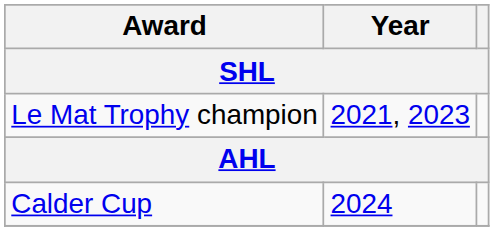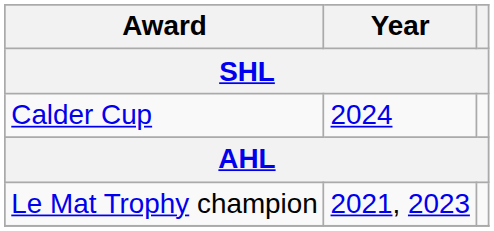rows swapped: (165, 114) <-> (82, 203)
